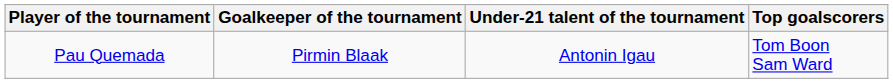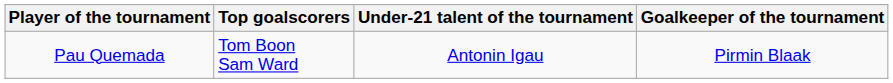columns swapped: (340, 18) <-> (818, 18)
